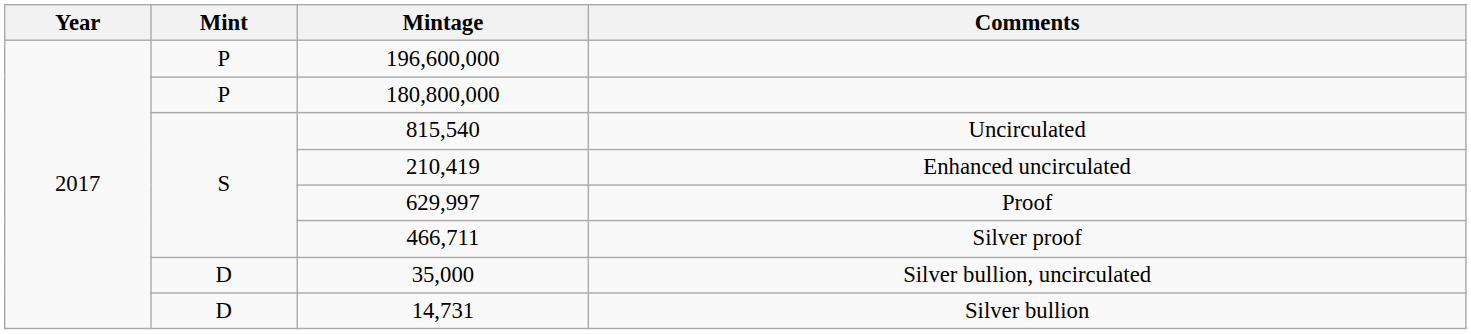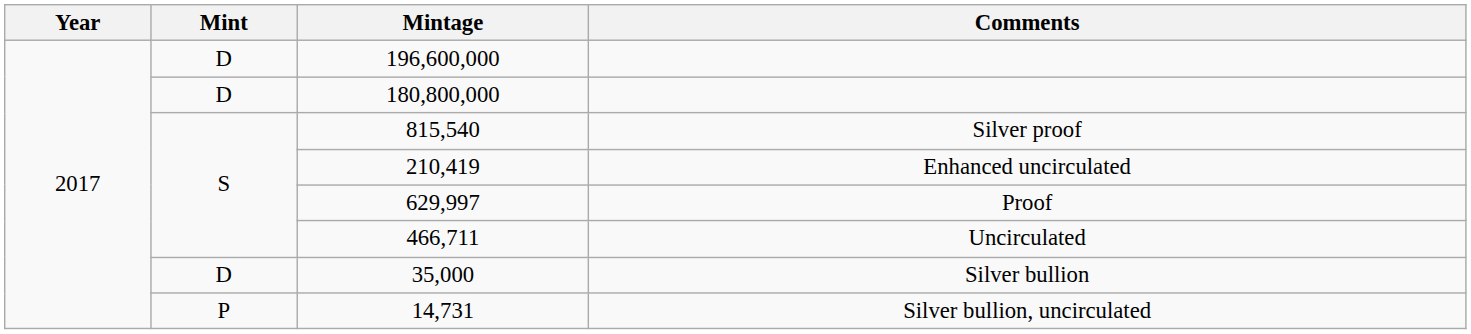(224, 58) P -> (224, 58) D
(224, 94) P -> (224, 94) D
(1027, 130) Uncirculated -> (1027, 130) Silver proof
(1027, 238) Silver proof -> (1027, 238) Uncirculated
(1027, 274) Silver bullion, uncirculated -> (1027, 274) Silver bullion
(224, 310) D -> (224, 310) P
(1027, 310) Silver bullion -> (1027, 310) Silver bullion, uncirculated
